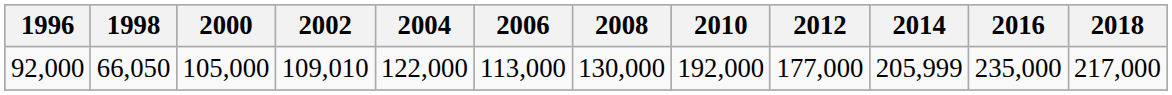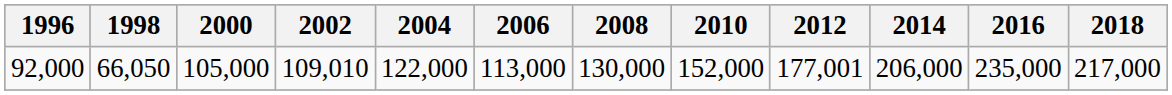(721, 68) 192,000 -> (721, 68) 152,000
(820, 68) 177,000 -> (820, 68) 177,001
(919, 68) 205,999 -> (919, 68) 206,000
